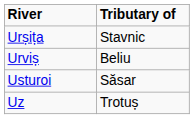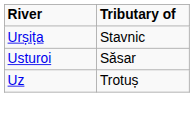- row: (23, 59)
